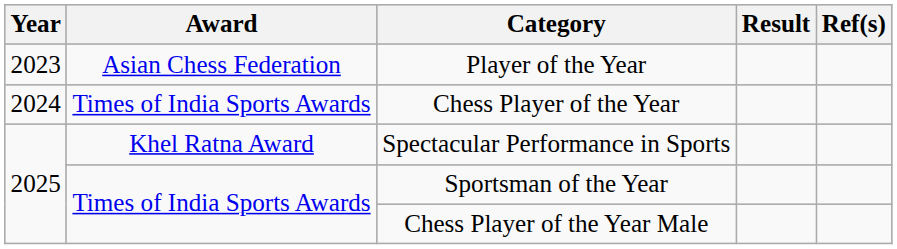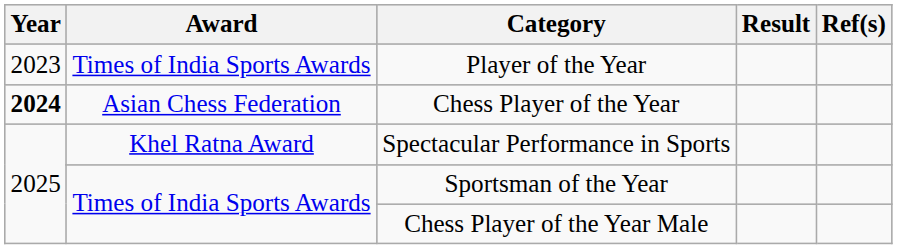(222, 64) Asian Chess Federation -> (222, 64) Times of India Sports Awards
(36, 104) normal -> (36, 104) bold
(222, 104) Times of India Sports Awards -> (222, 104) Asian Chess Federation
